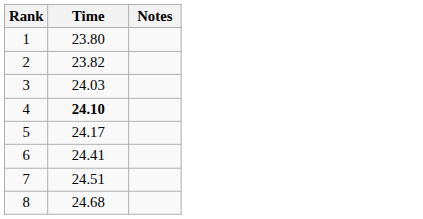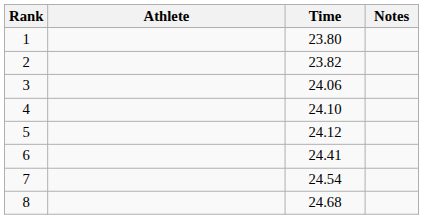+ column: (166, 16)
(88, 86) 24.03 -> (325, 86) 24.06
(88, 109) bold -> (325, 109) normal
(88, 132) 24.17 -> (325, 132) 24.12
(88, 179) 24.51 -> (325, 179) 24.54
